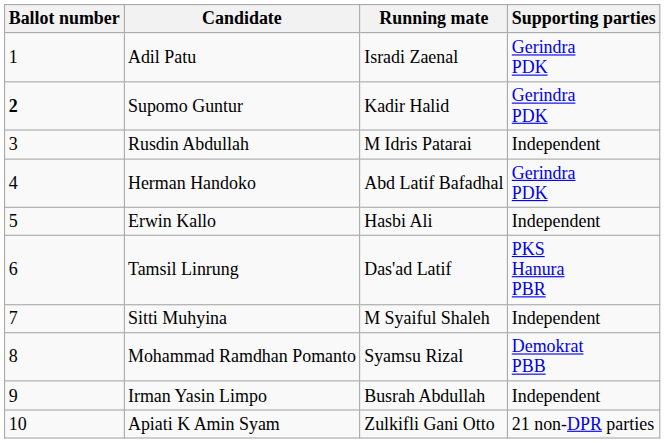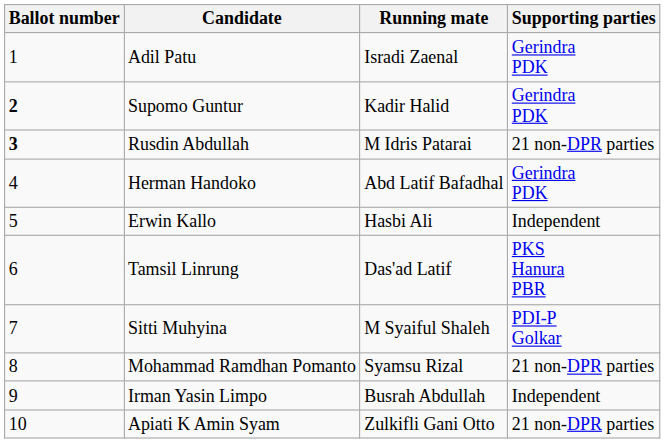(13, 144) normal -> (13, 144) bold
(556, 144) Independent -> (583, 144) 21 non-DPR parties
(556, 318) Independent -> (537, 328) PDI-P Golkar
(548, 356) Demokrat PBB -> (583, 367) 21 non-DPR parties
